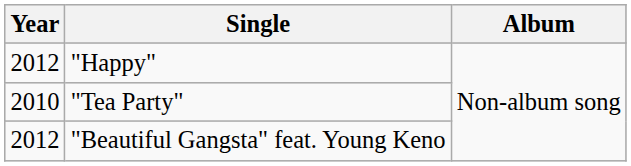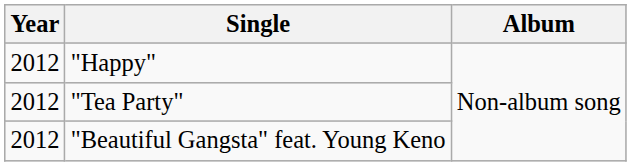(35, 101) 2010 -> (35, 101) 2012
